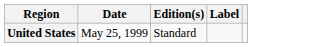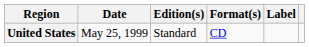+ column: (235, 14)
